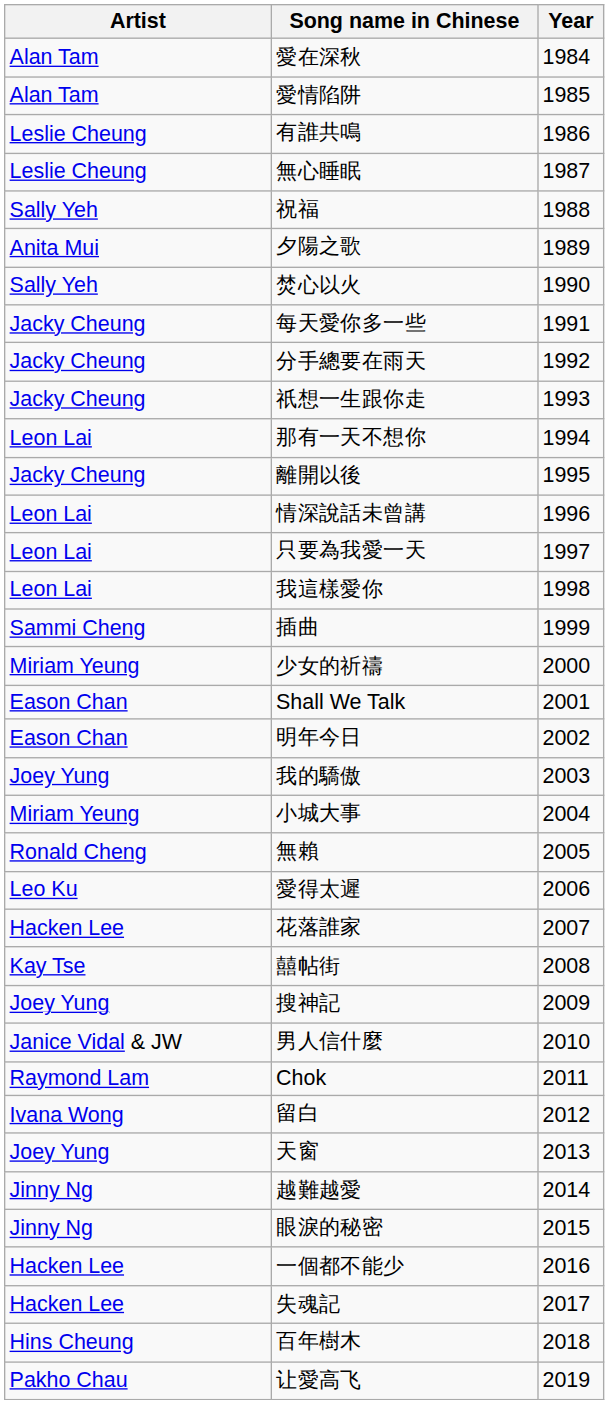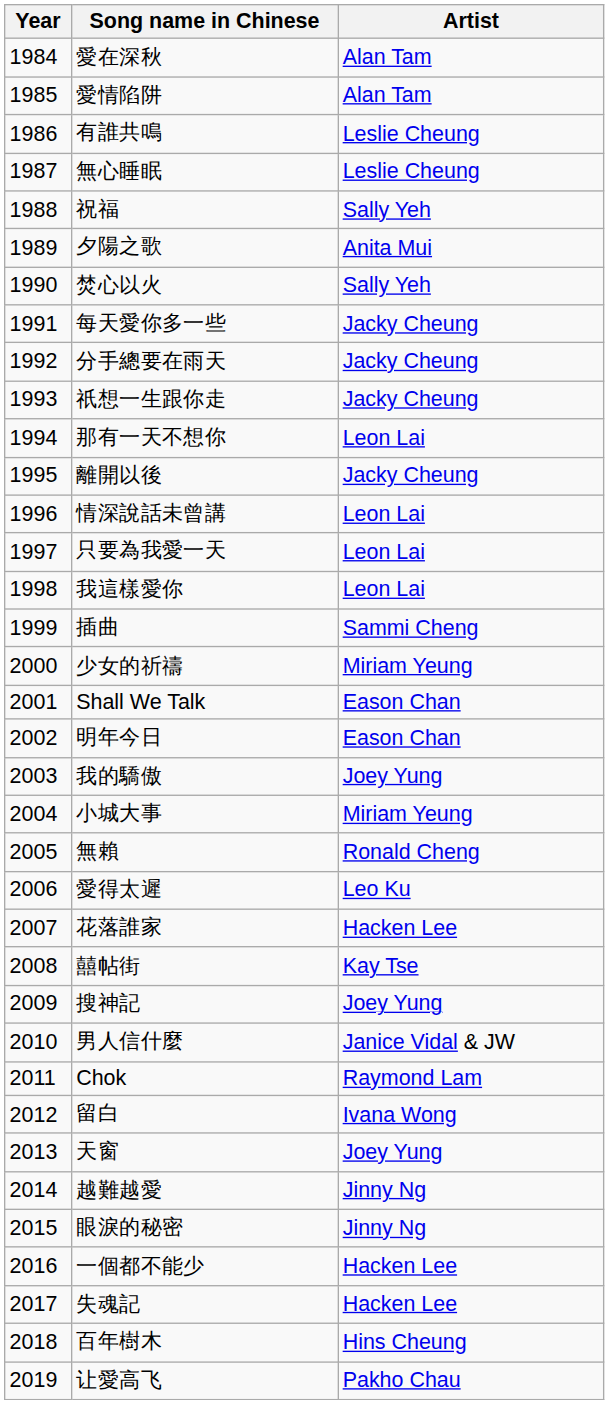columns swapped: (571, 21) <-> (138, 21)
